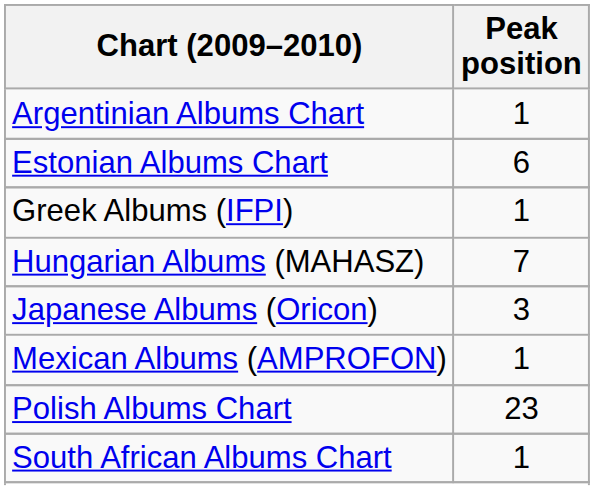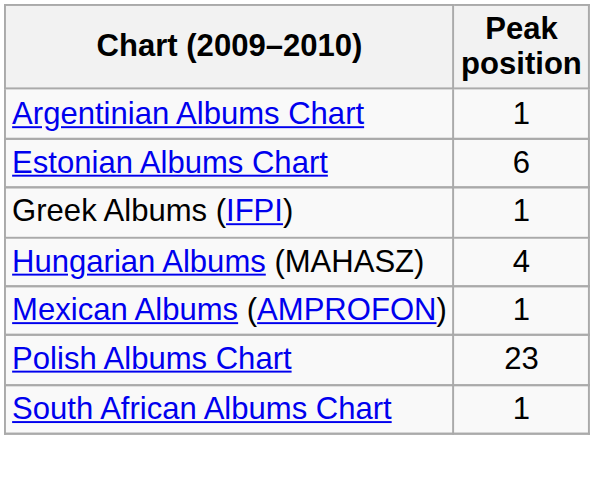(521, 260) 7 -> (521, 260) 4
- row: (195, 310)
